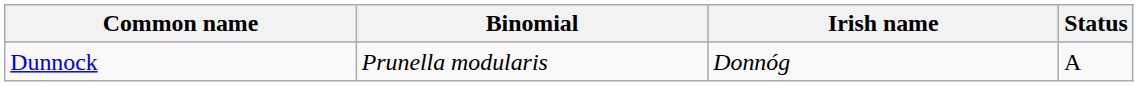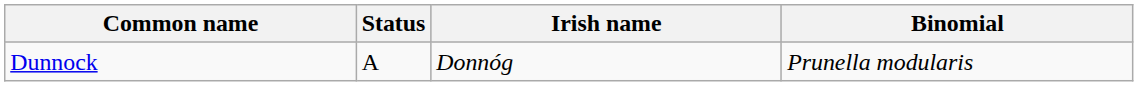columns swapped: (532, 23) <-> (1096, 23)
